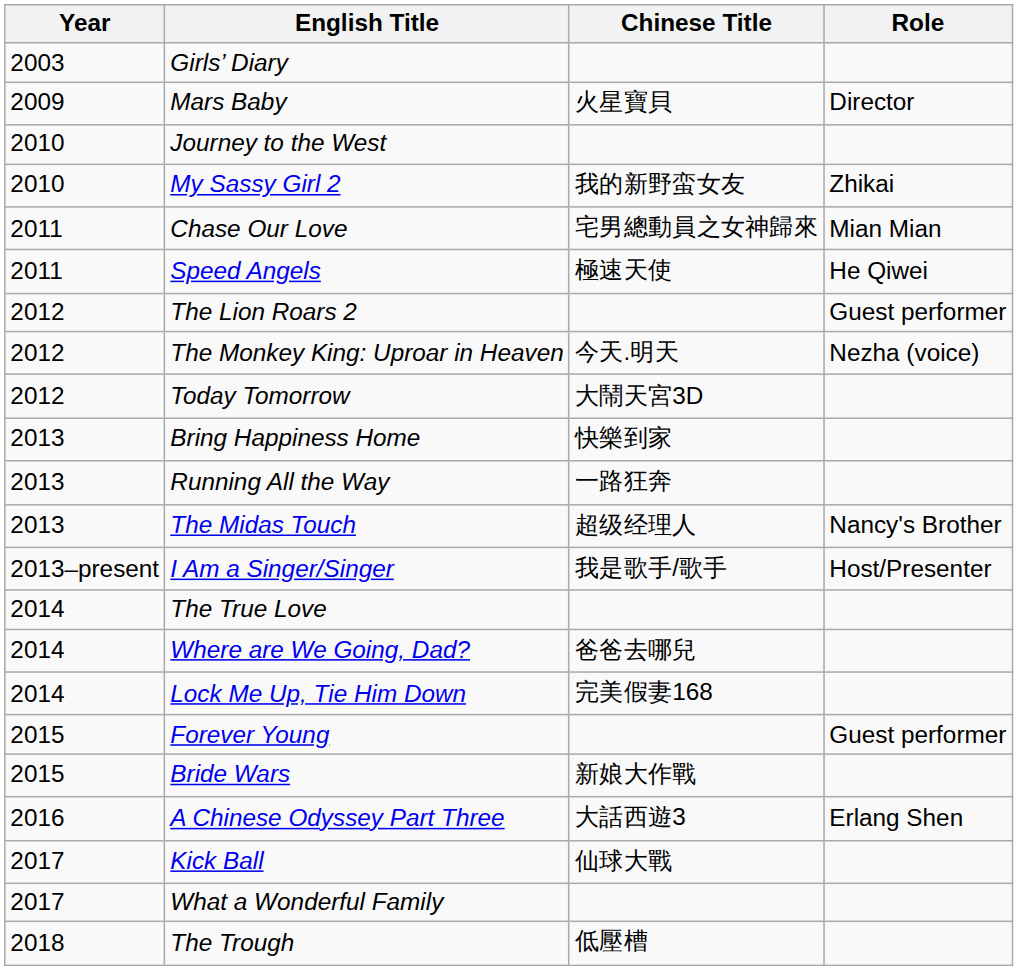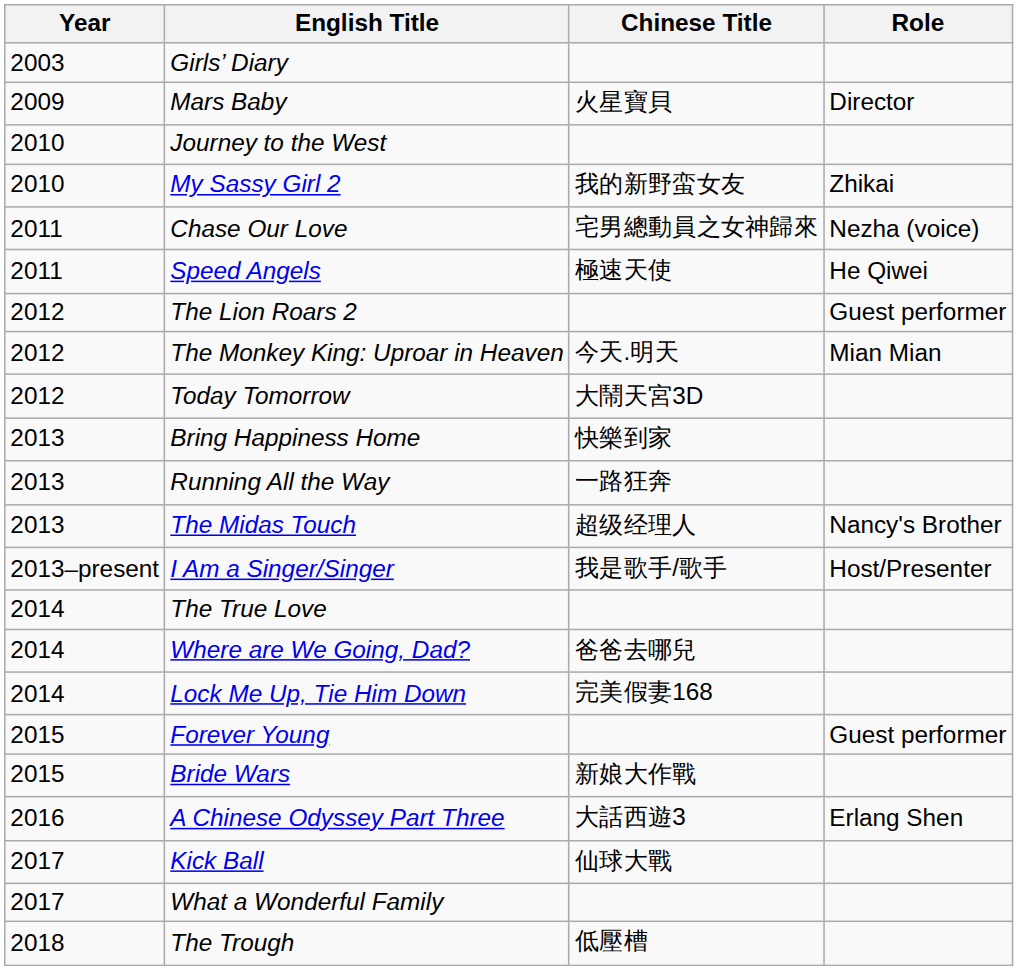(885, 228) Mian Mian -> (904, 228) Nezha (voice)
(904, 352) Nezha (voice) -> (885, 352) Mian Mian
